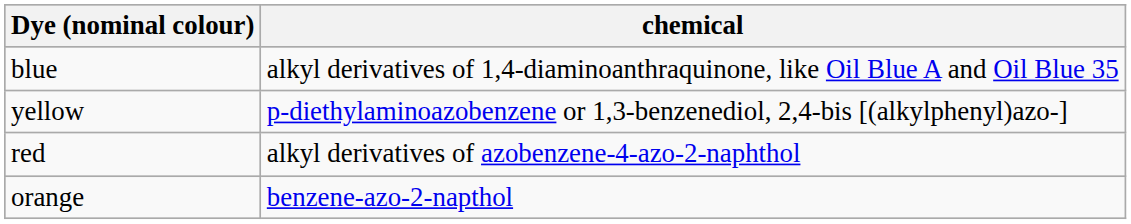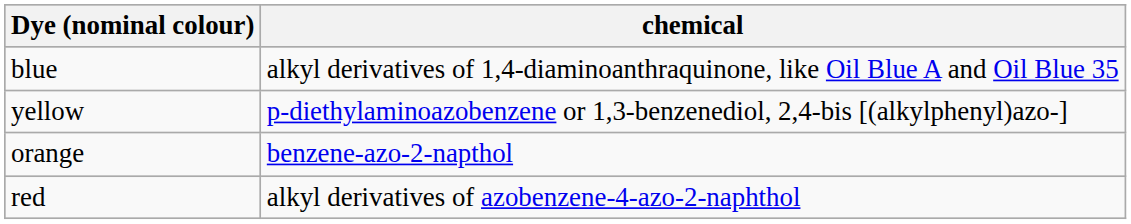rows swapped: (28, 153) <-> (48, 196)
